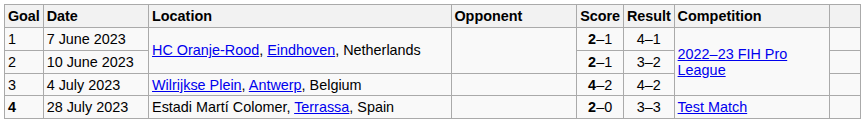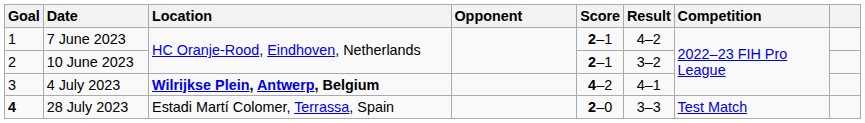(649, 39) 4–1 -> (649, 39) 4–2
(257, 85) normal -> (266, 85) bold
(649, 85) 4–2 -> (649, 85) 4–1
